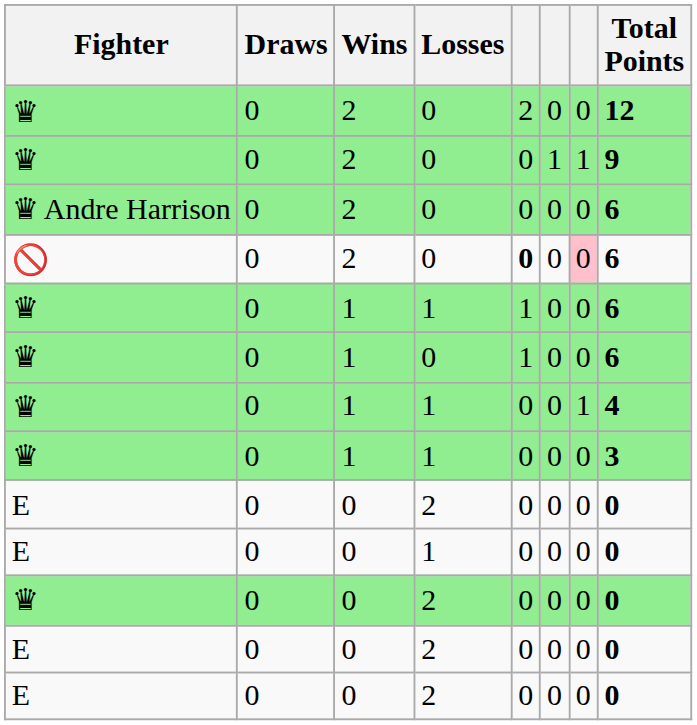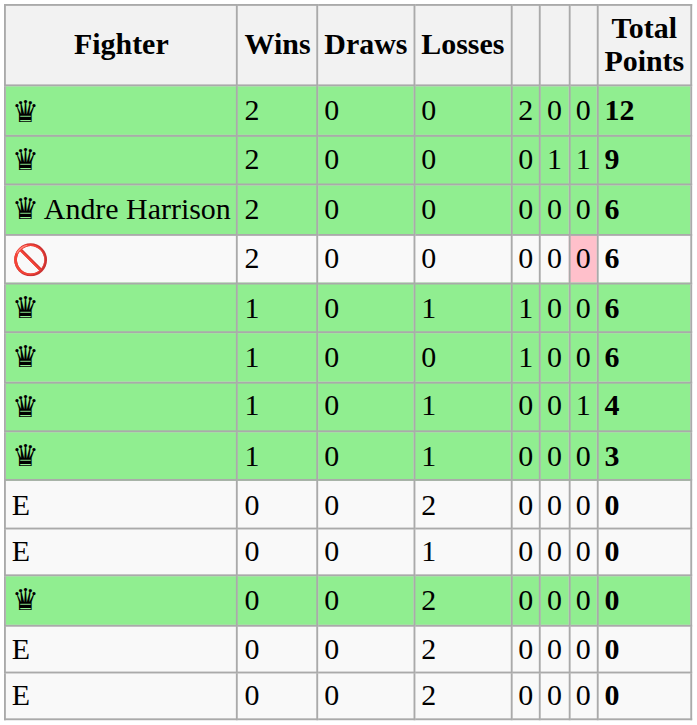columns swapped: (374, 45) <-> (286, 45)
(526, 258) bold -> (526, 258) normal
